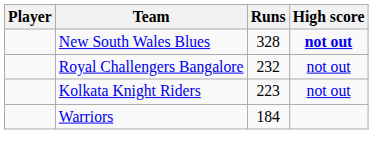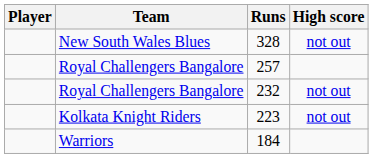(329, 41) bold -> (329, 41) normal
+ row: (268, 66)
